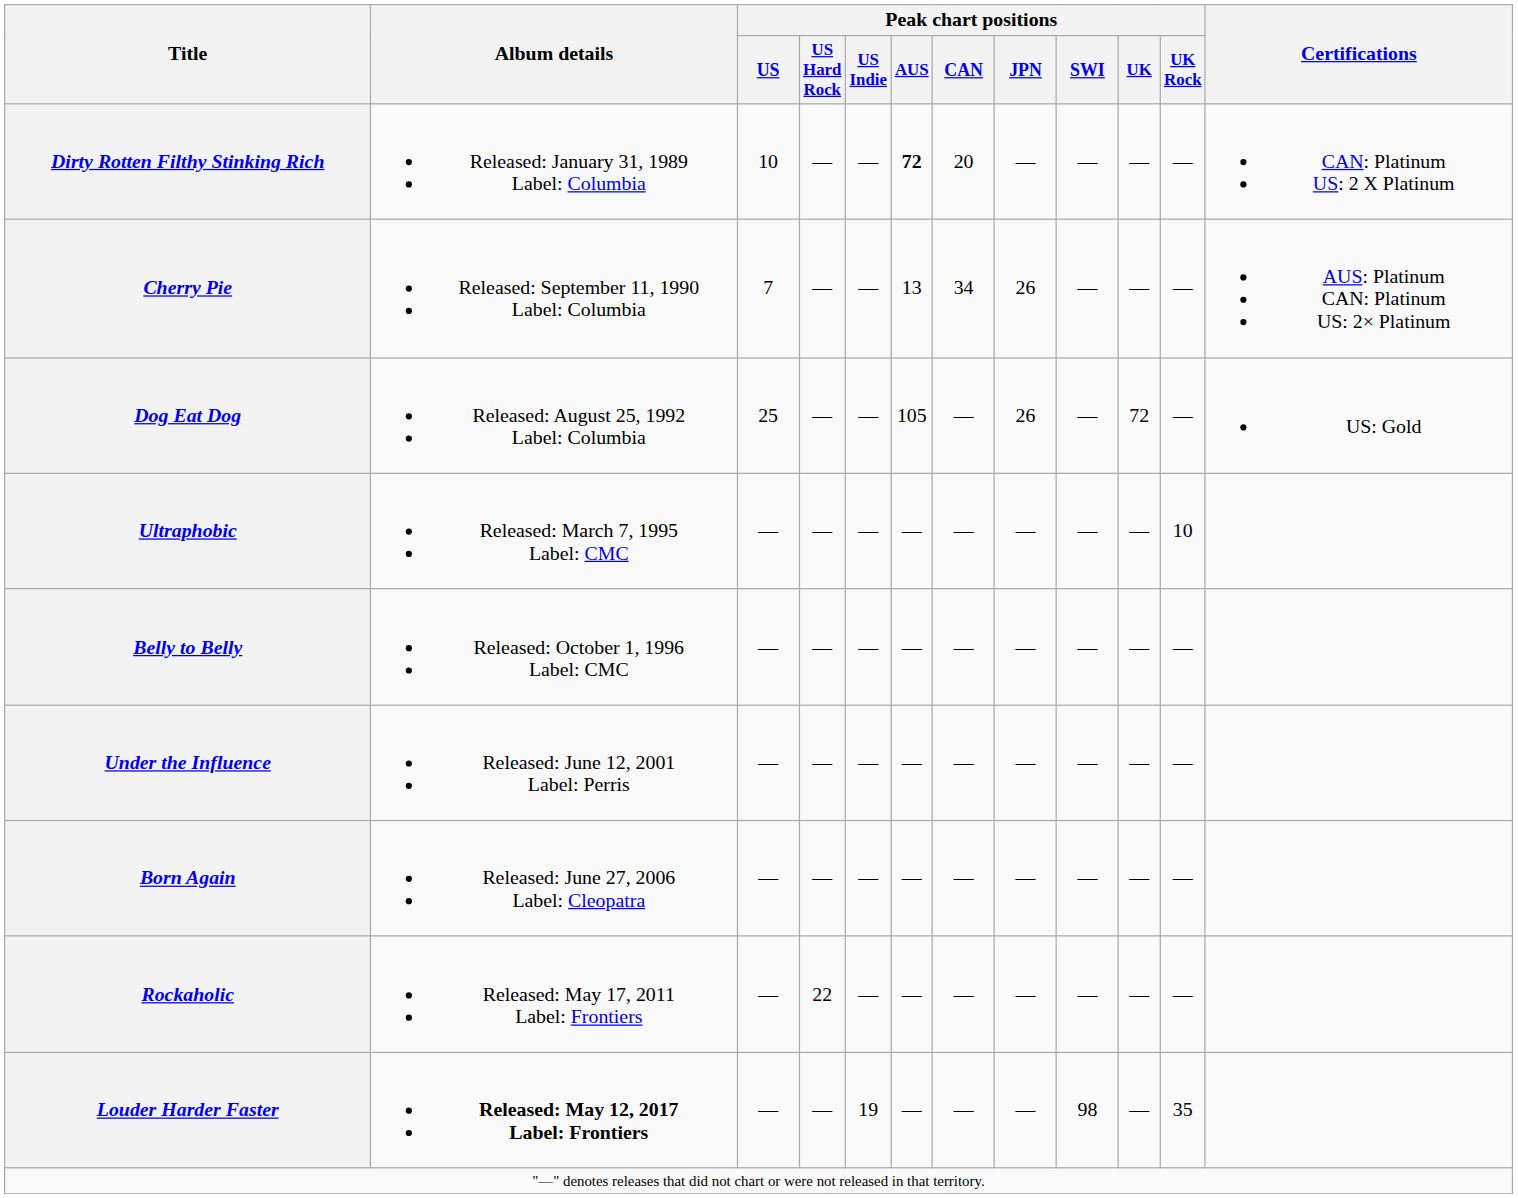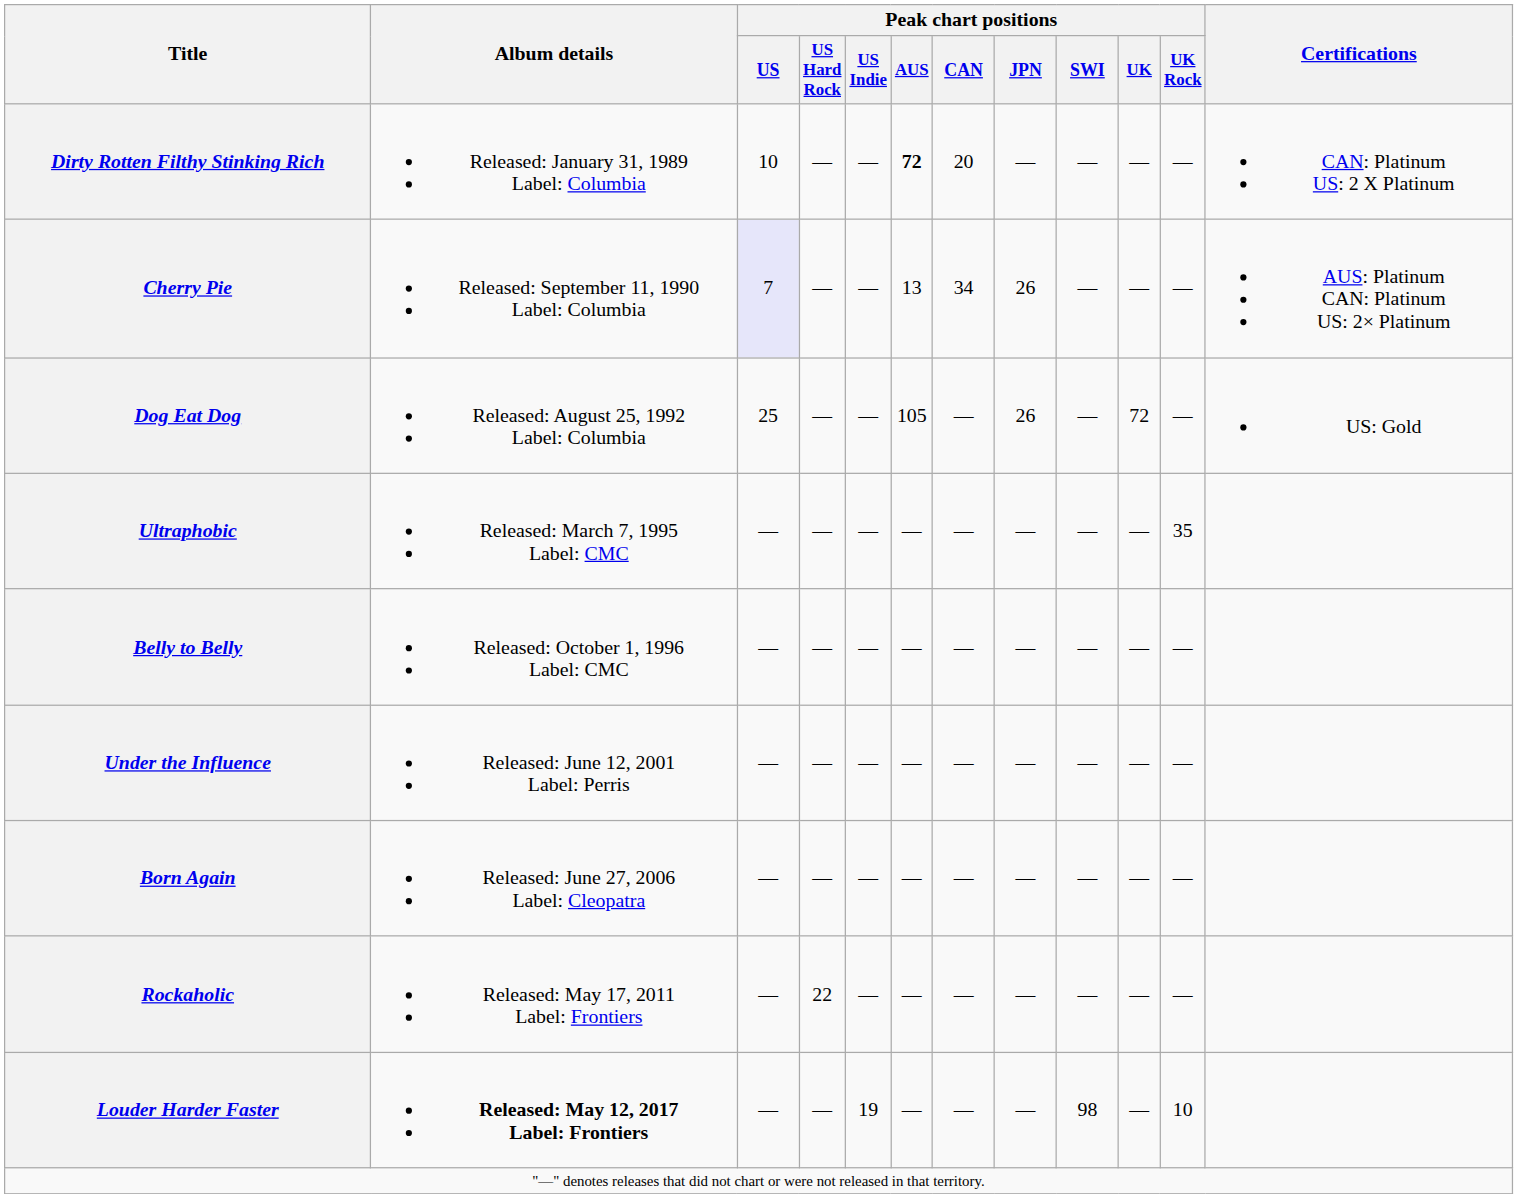(768, 288) no background -> (768, 288) lavender background
(1183, 531) 10 -> (1183, 531) 35
(1183, 1109) 35 -> (1183, 1109) 10
